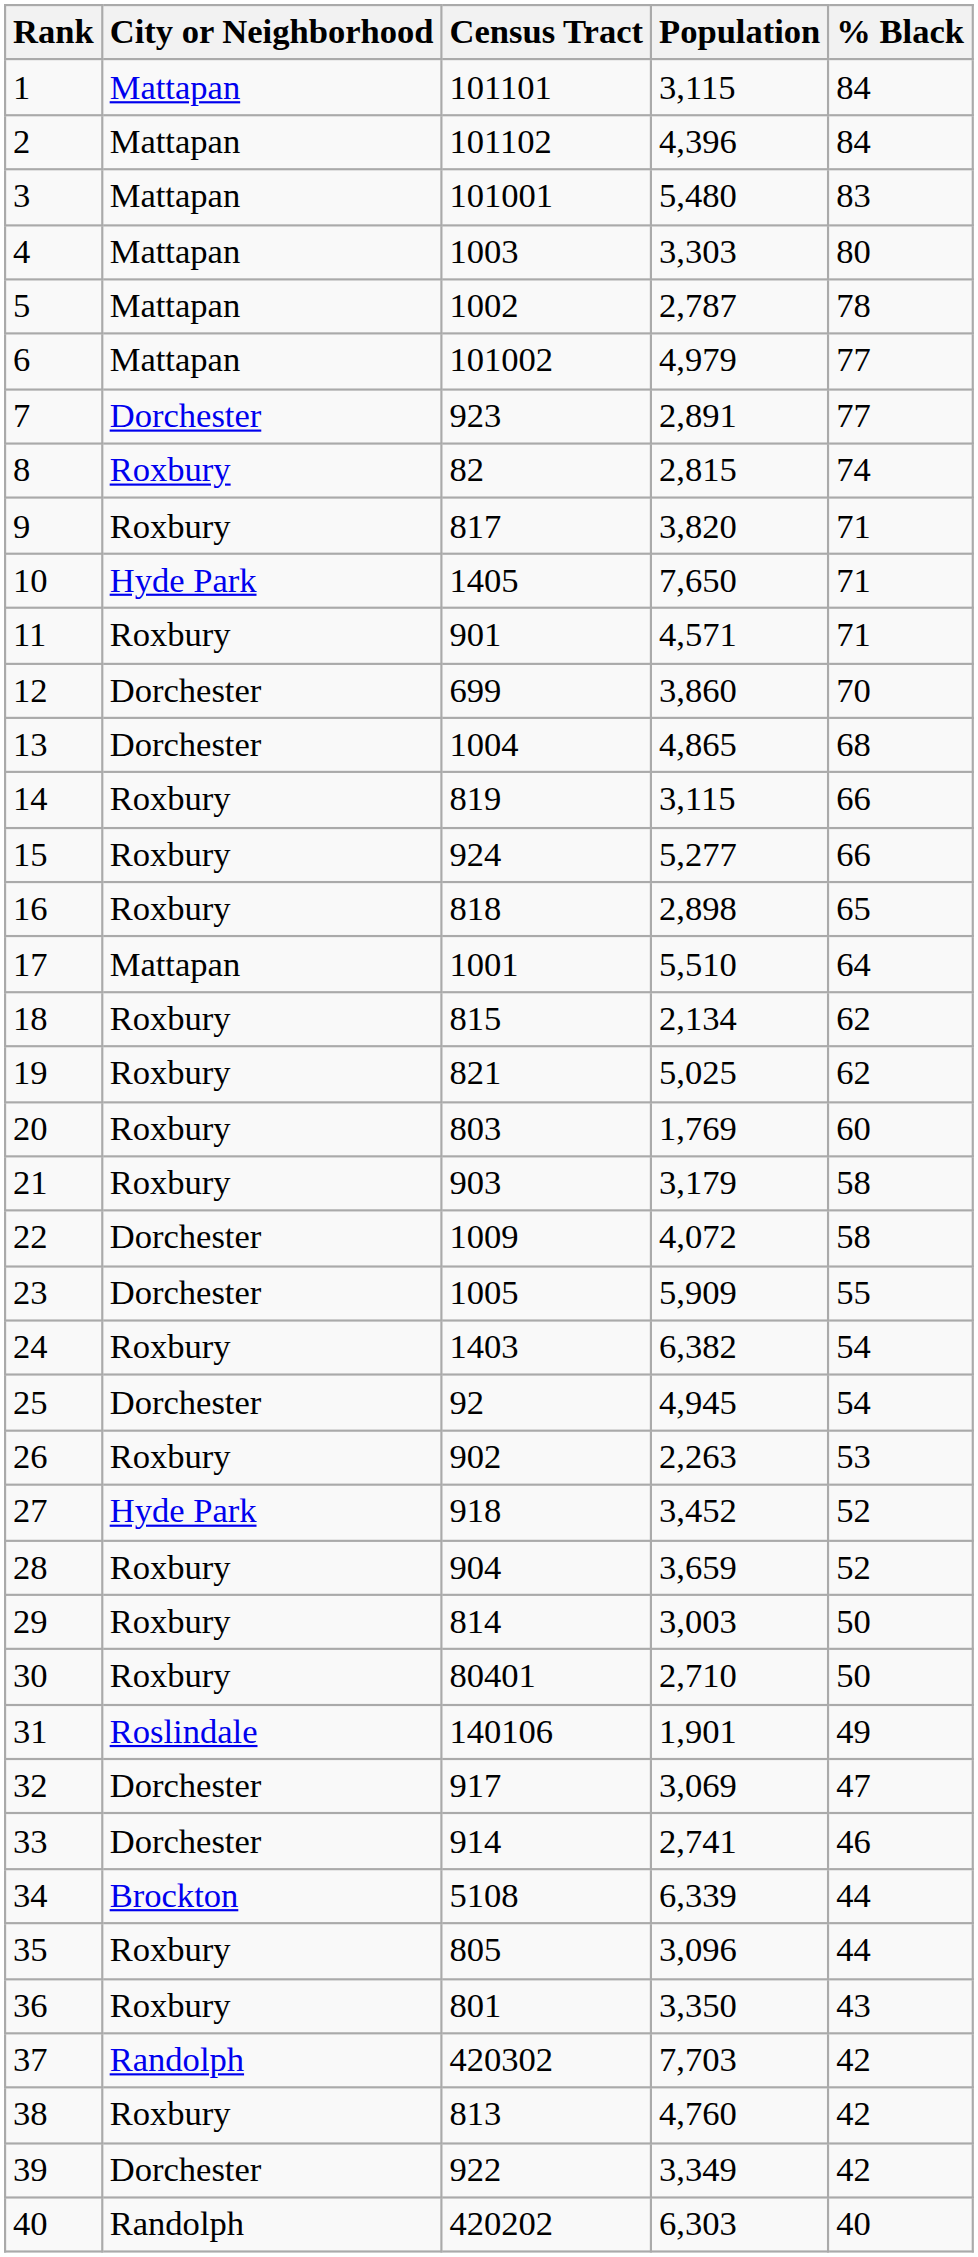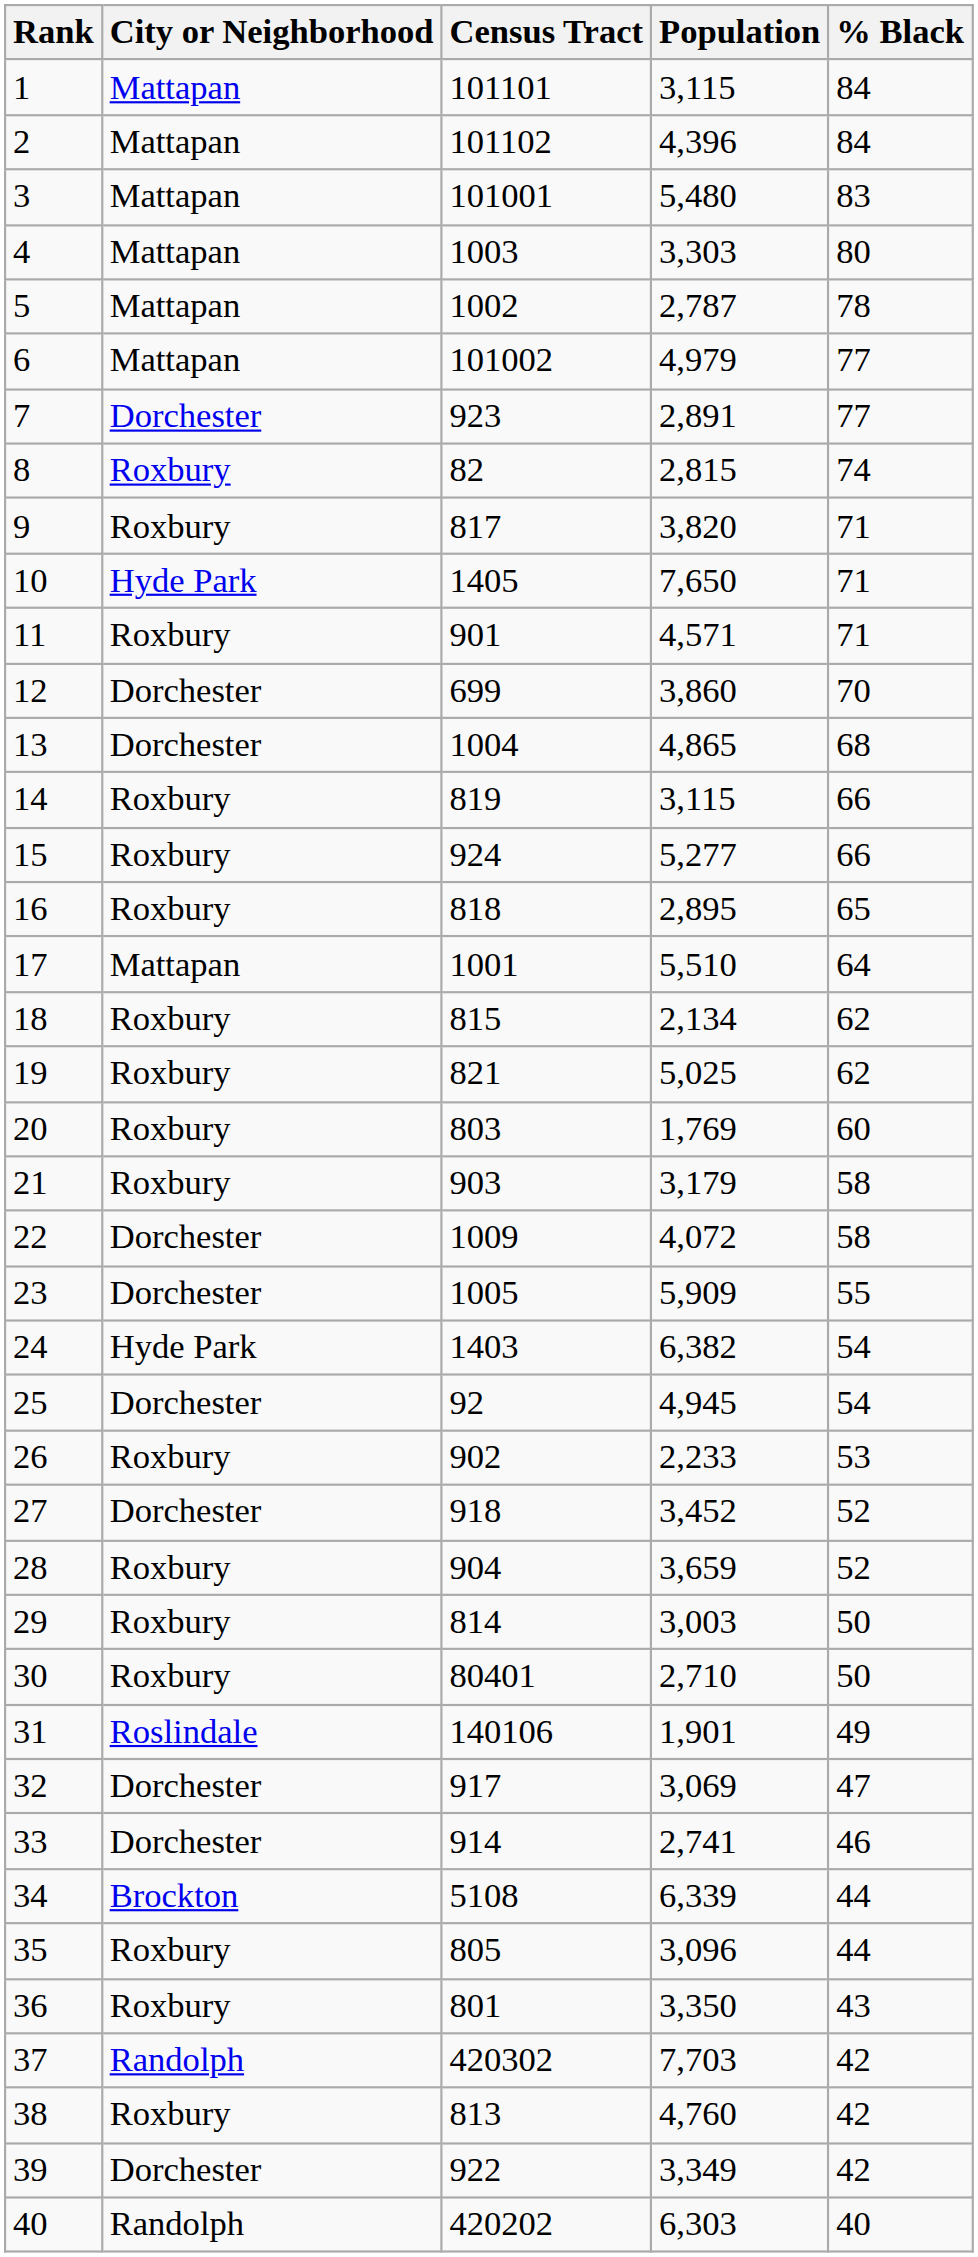(698, 908) 2,898 -> (698, 908) 2,895
(170, 1347) Roxbury -> (183, 1347) Hyde Park
(698, 1456) 2,263 -> (698, 1456) 2,233
(183, 1511) Hyde Park -> (185, 1511) Dorchester
